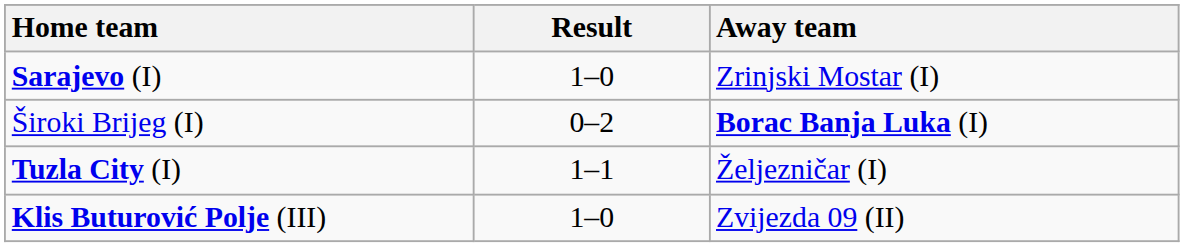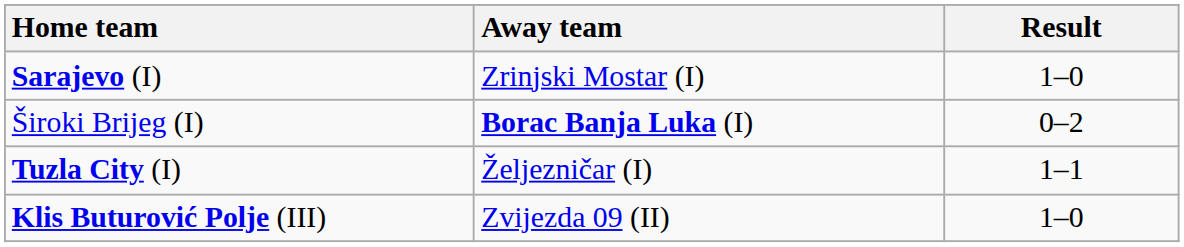columns swapped: (786, 28) <-> (592, 28)
